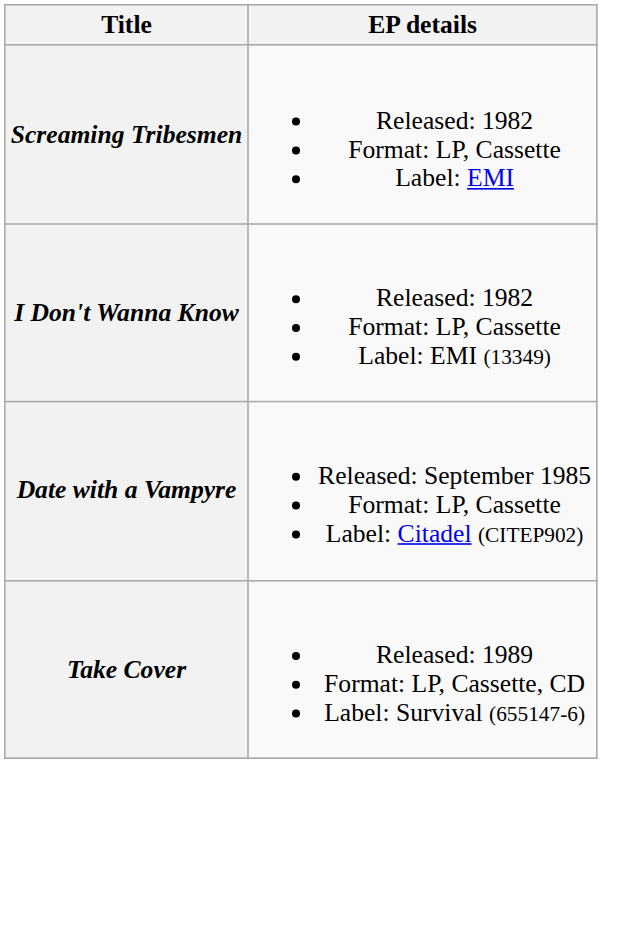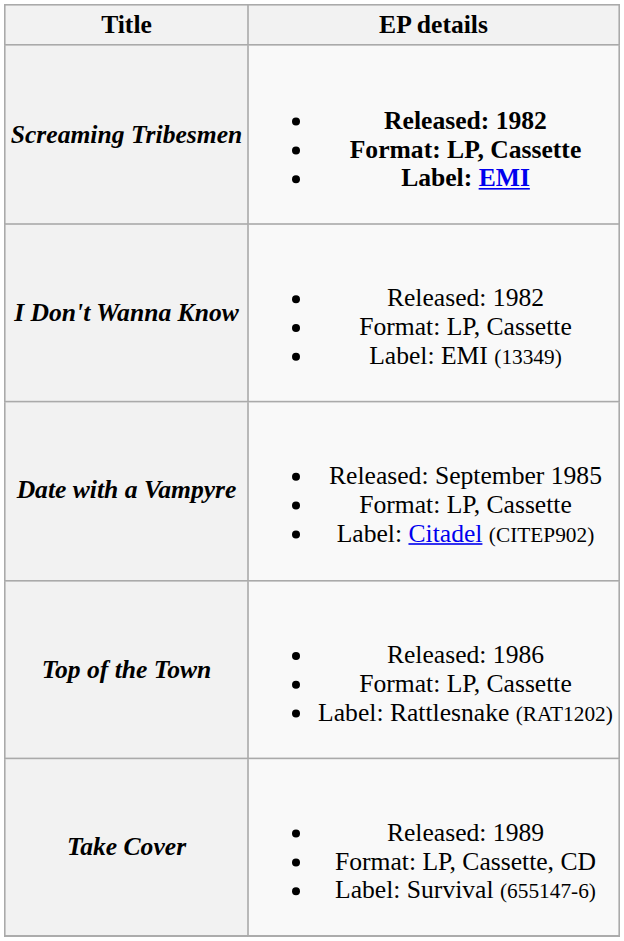(423, 149) normal -> (433, 149) bold
+ row: (126, 668)
